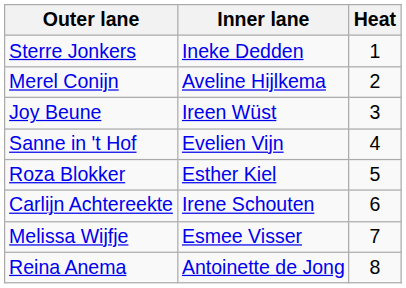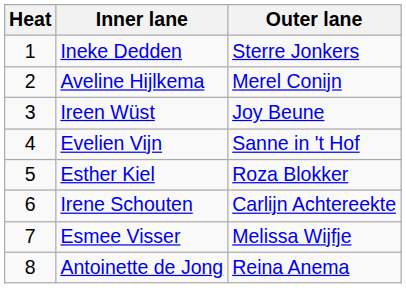columns swapped: (375, 19) <-> (91, 19)
